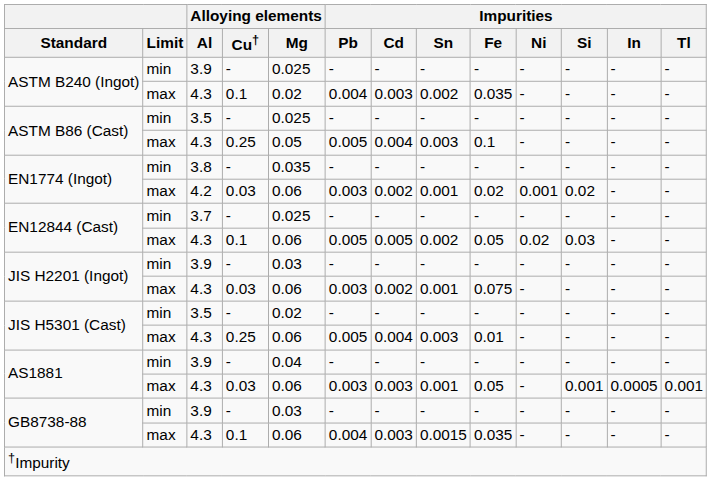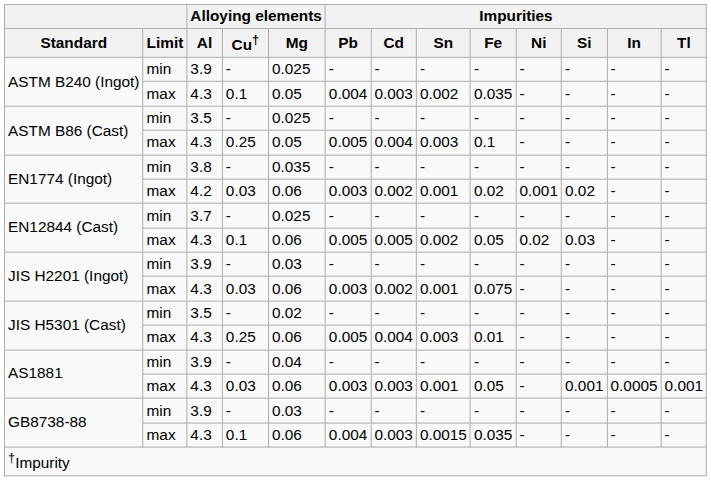(287, 93) 0.02 -> (287, 93) 0.05
